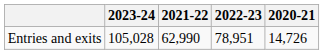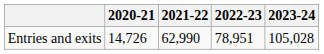columns swapped: (292, 15) <-> (131, 15)
